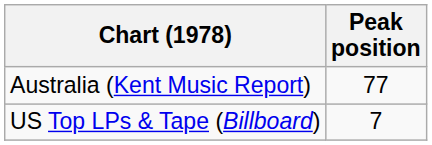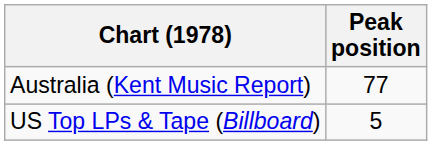(376, 121) 7 -> (376, 121) 5
